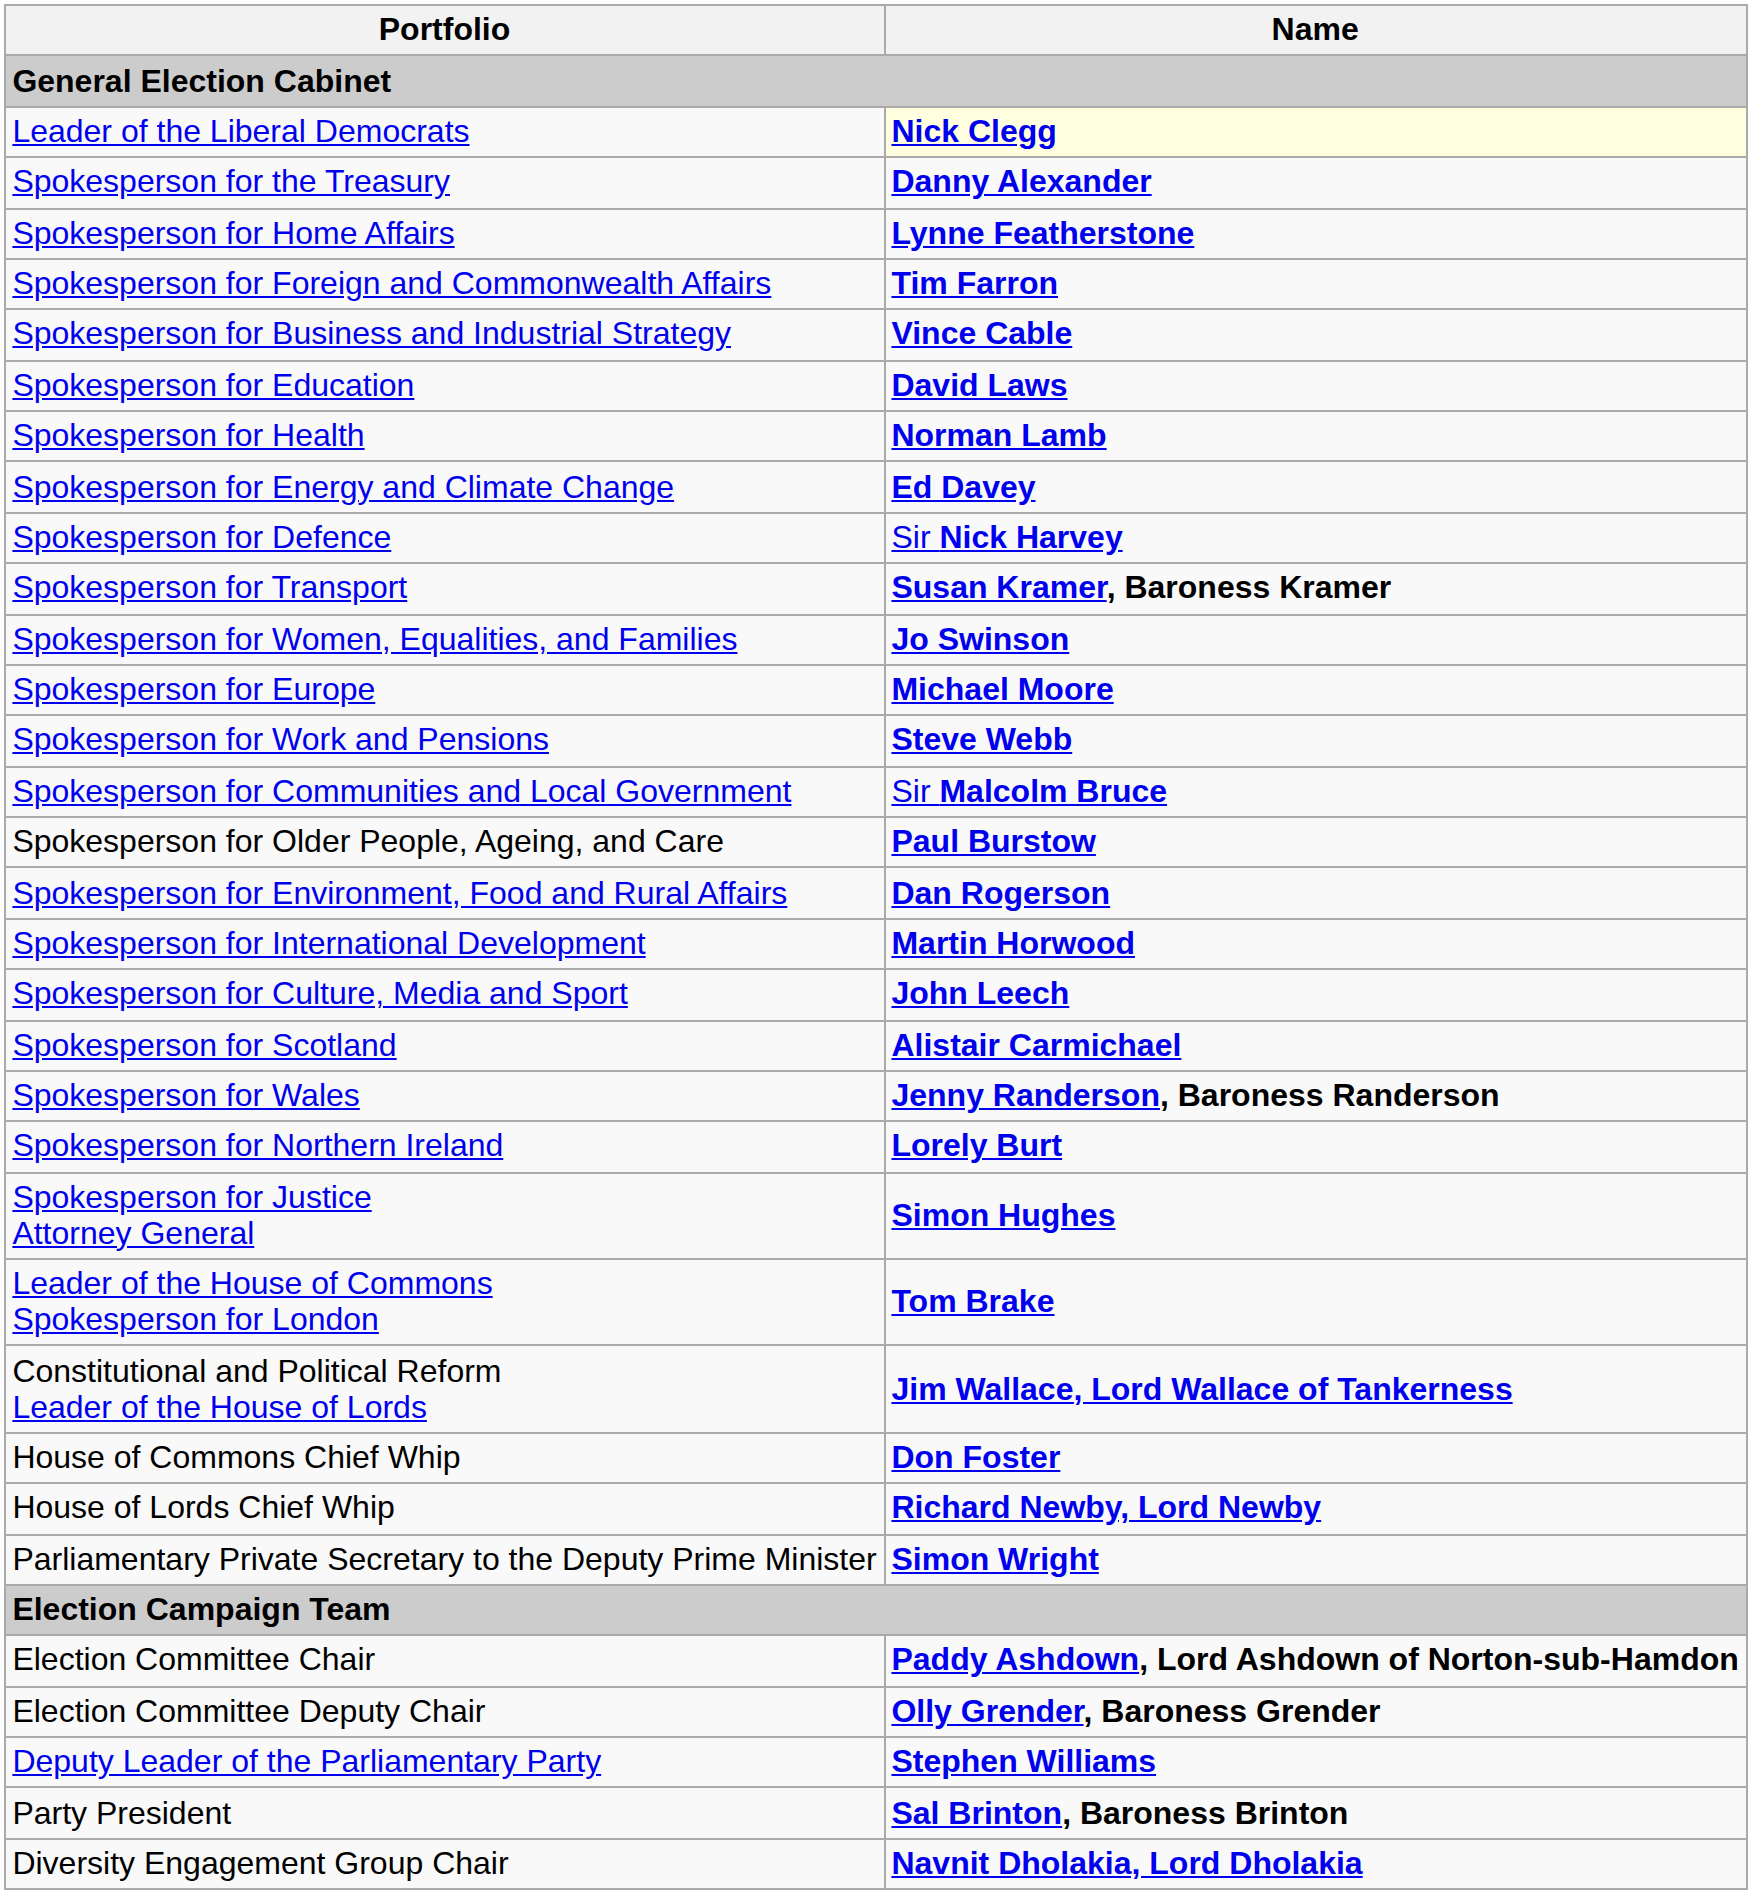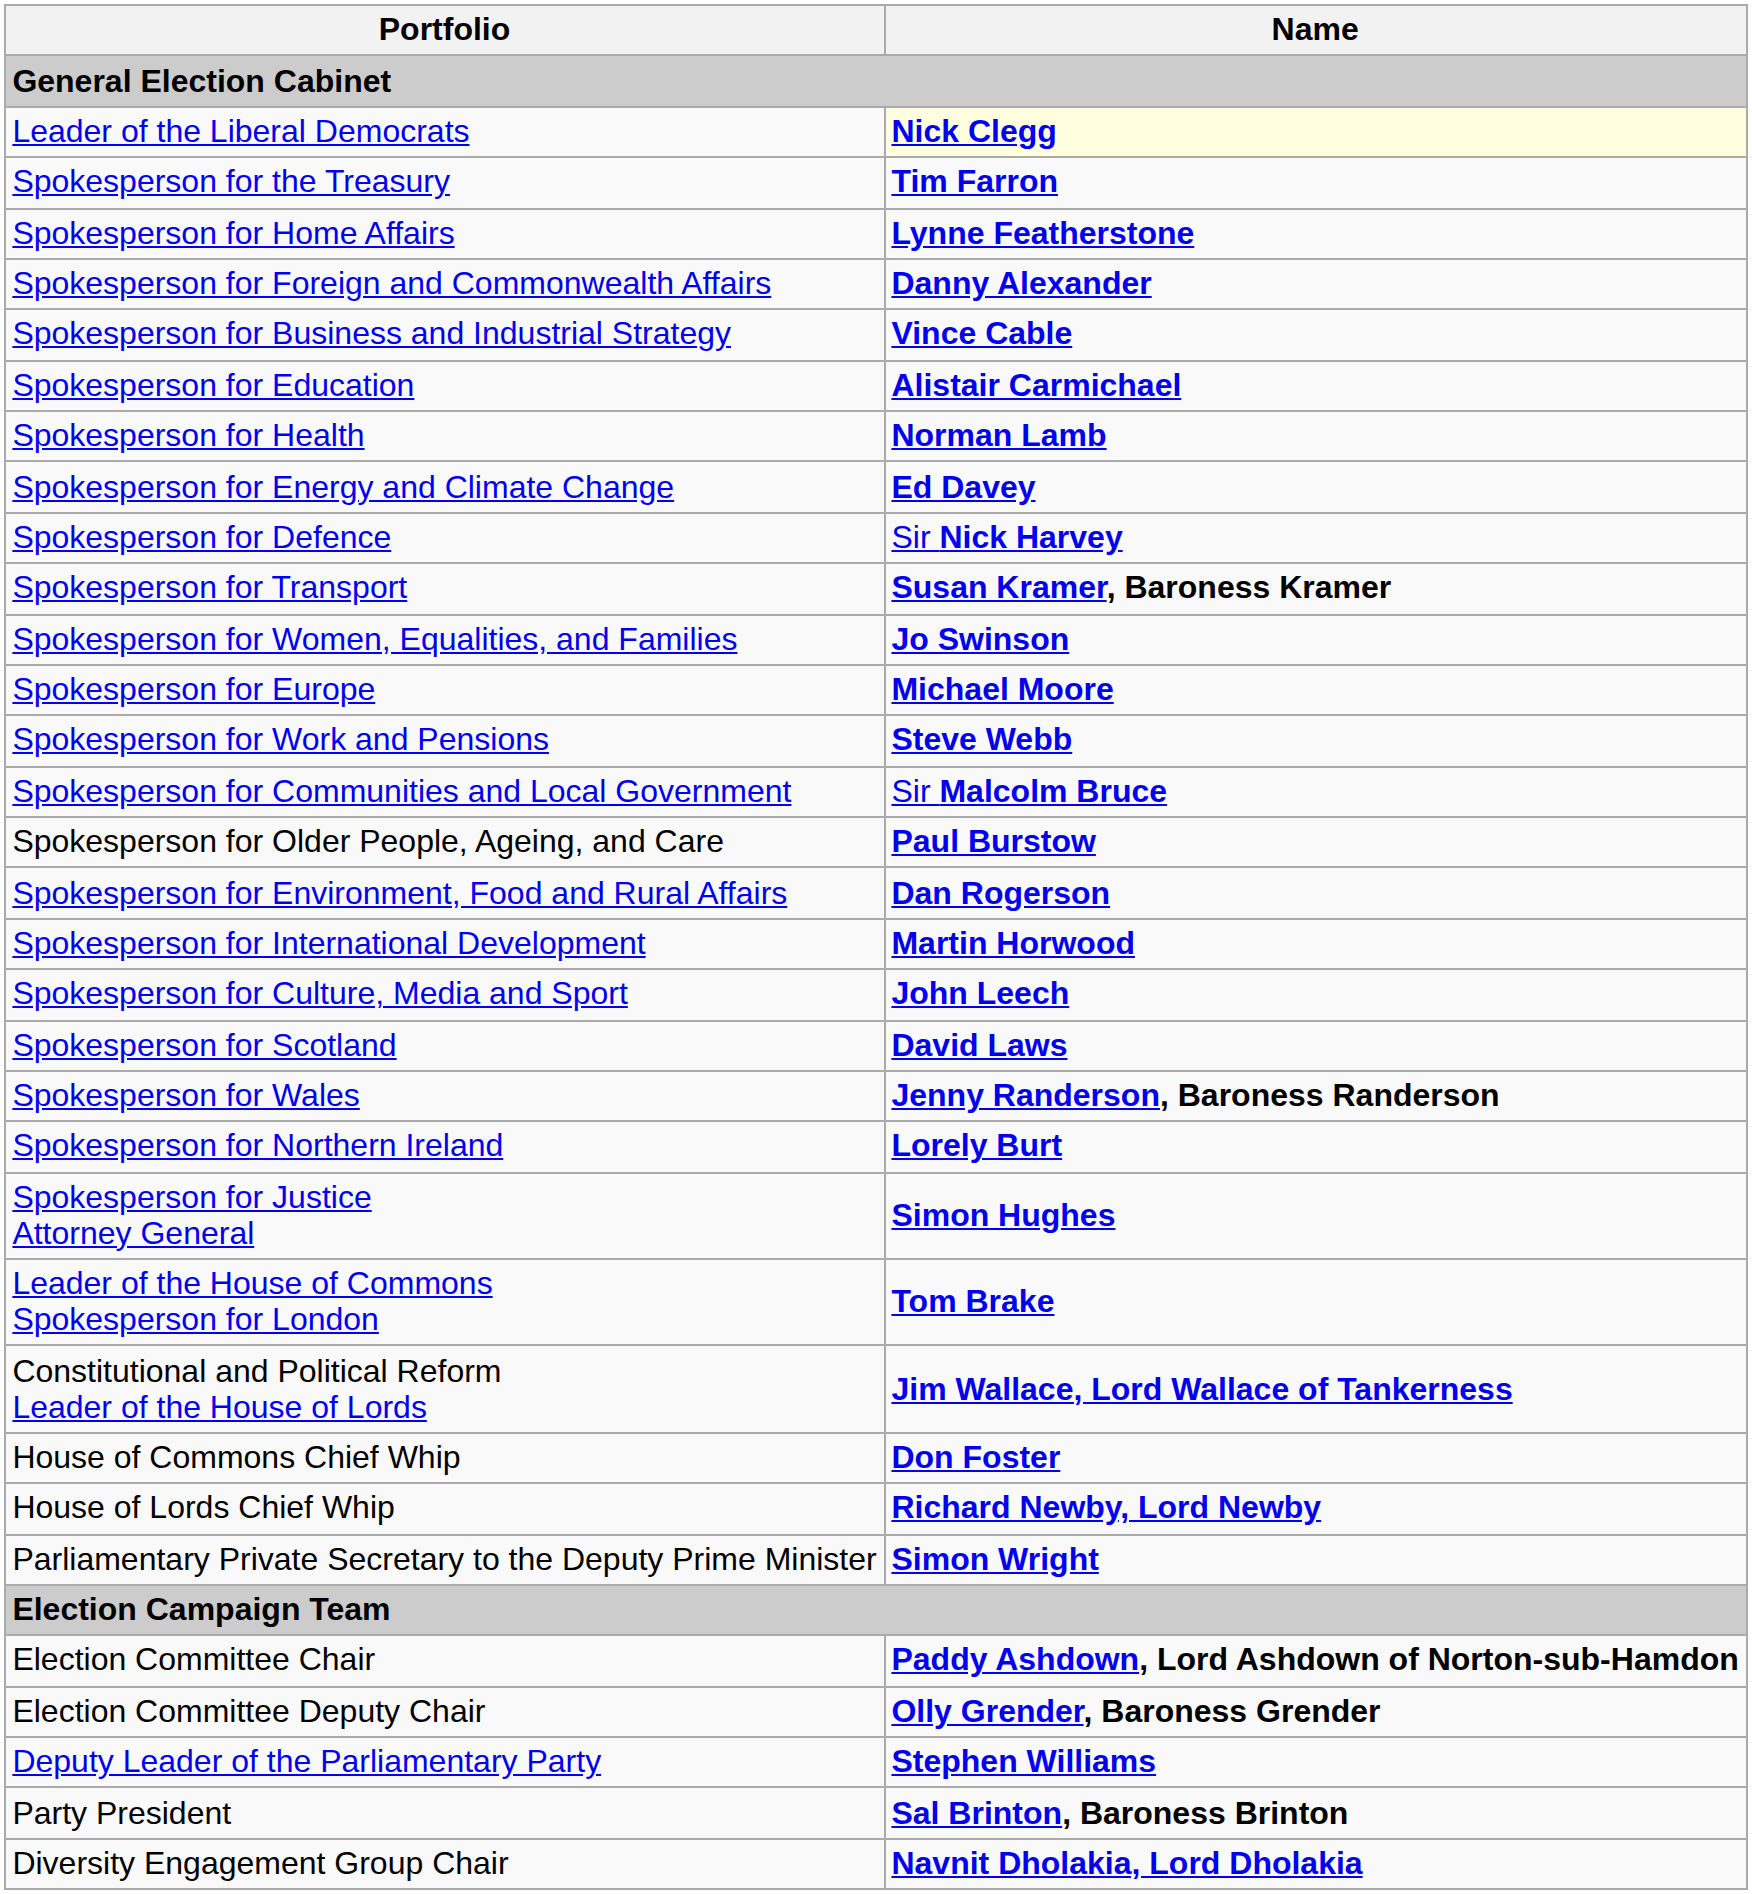(1022, 182) Danny Alexander -> (975, 182) Tim Farron
(975, 283) Tim Farron -> (1022, 283) Danny Alexander
(979, 385) David Laws -> (1036, 385) Alistair Carmichael
(1036, 1044) Alistair Carmichael -> (979, 1044) David Laws
